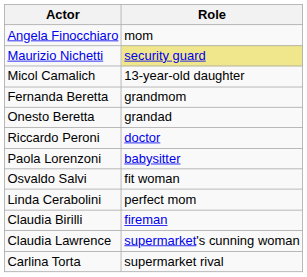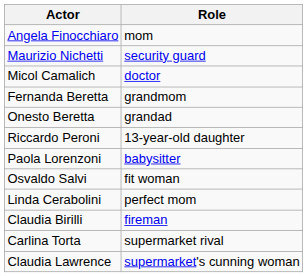(165, 55) khaki background -> (165, 55) no background
(184, 76) 13-year-old daughter -> (142, 76) doctor
(142, 138) doctor -> (184, 138) 13-year-old daughter
rows swapped: (59, 240) <-> (44, 261)
